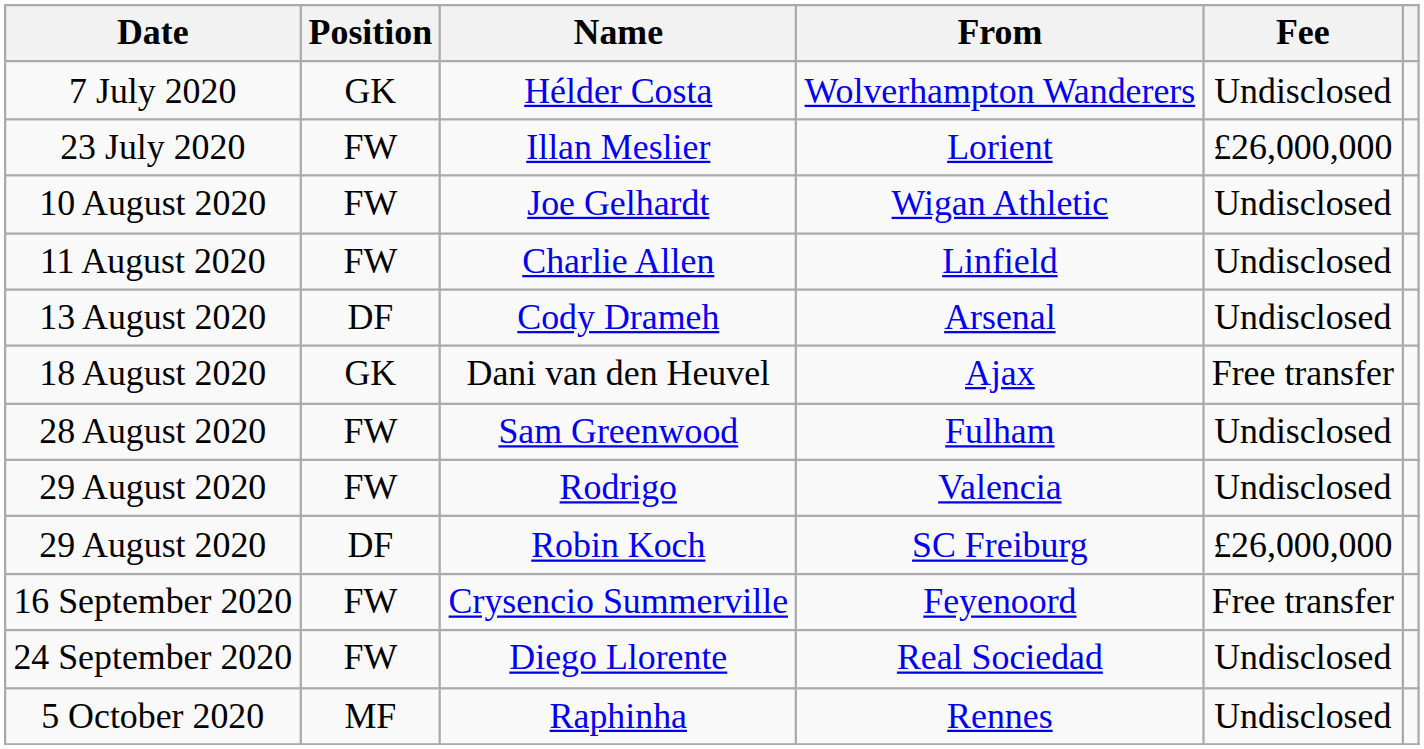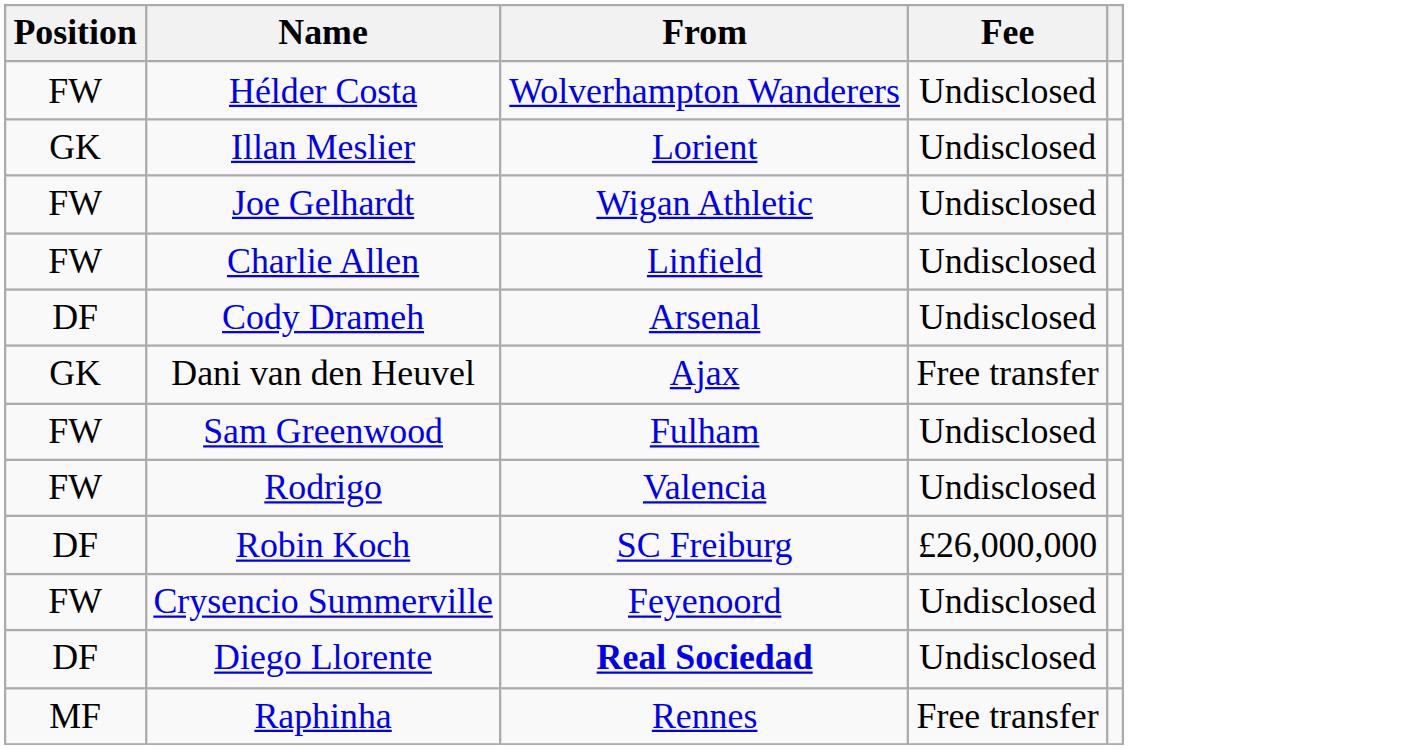- column: (153, 32)
(370, 89) GK -> (75, 89) FW
(370, 146) FW -> (75, 146) GK
(1303, 146) £26,000,000 -> (1008, 146) Undisclosed
(1303, 601) Free transfer -> (1008, 601) Undisclosed
(370, 658) FW -> (75, 658) DF
(1000, 658) normal -> (705, 658) bold
(1303, 714) Undisclosed -> (1008, 714) Free transfer
